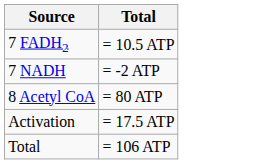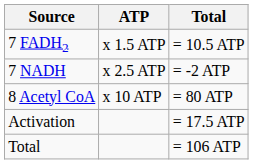+ column: (134, 17)
